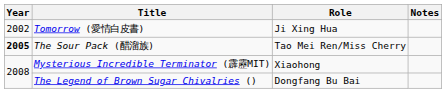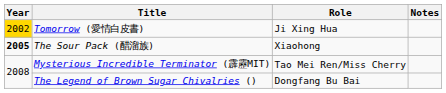(18, 29) no background -> (18, 29) gold background
(340, 46) Tao Mei Ren/Miss Cherry -> (297, 46) Xiaohong
(297, 64) Xiaohong -> (340, 64) Tao Mei Ren/Miss Cherry
